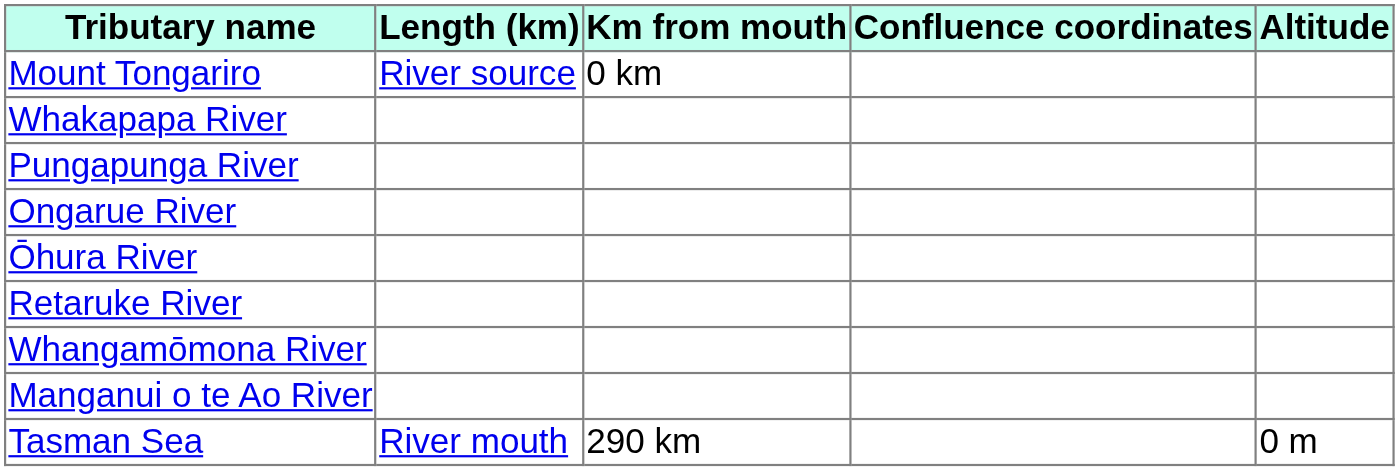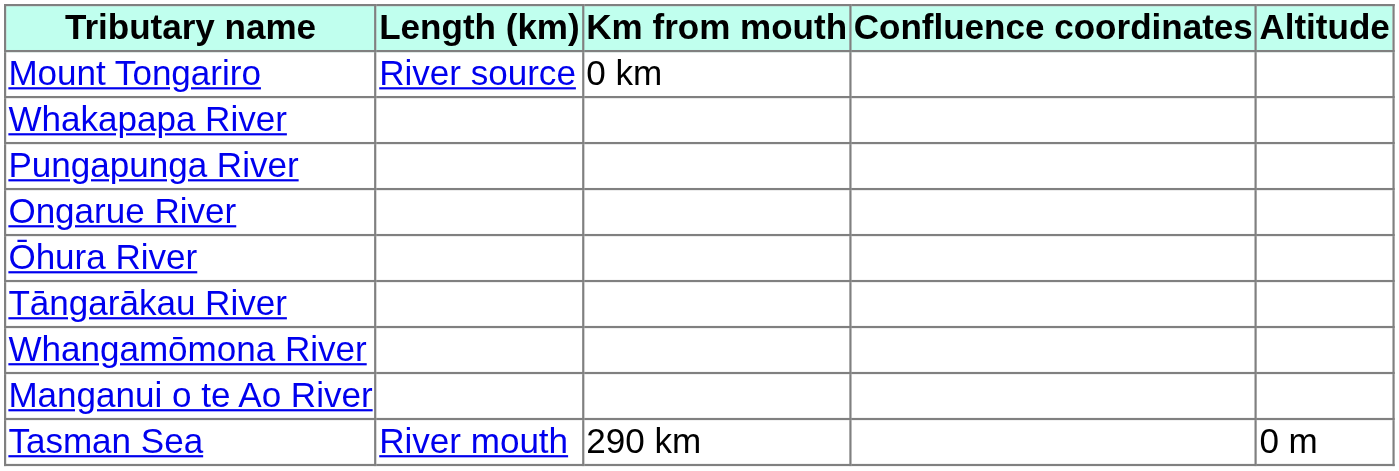- row: (125, 303)
+ row: (148, 303)
